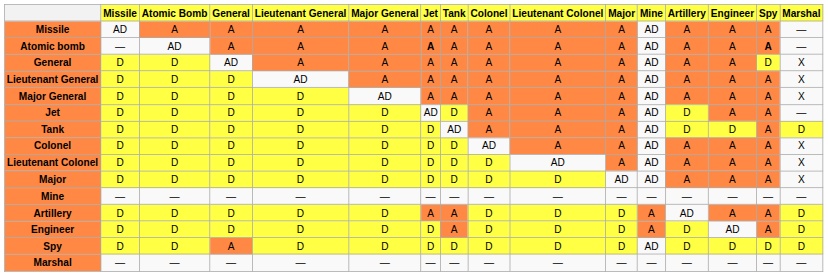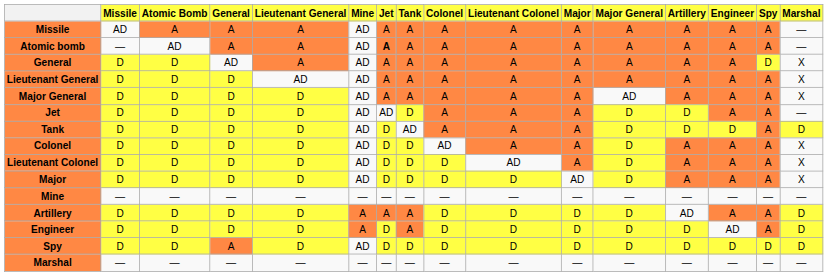columns swapped: (385, 13) <-> (651, 13)
(768, 46) bold -> (768, 46) normal
